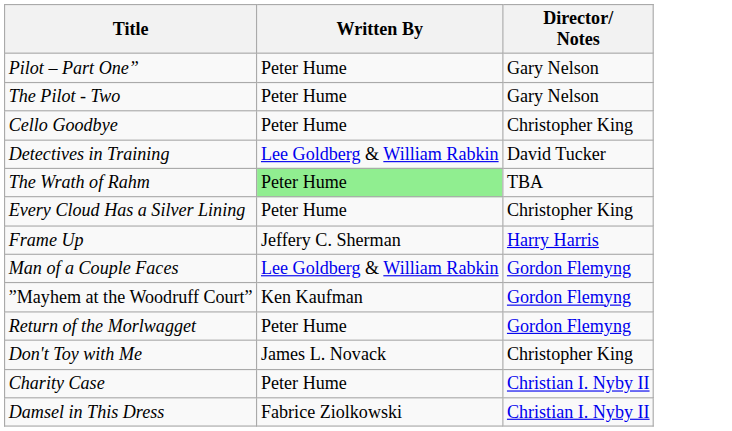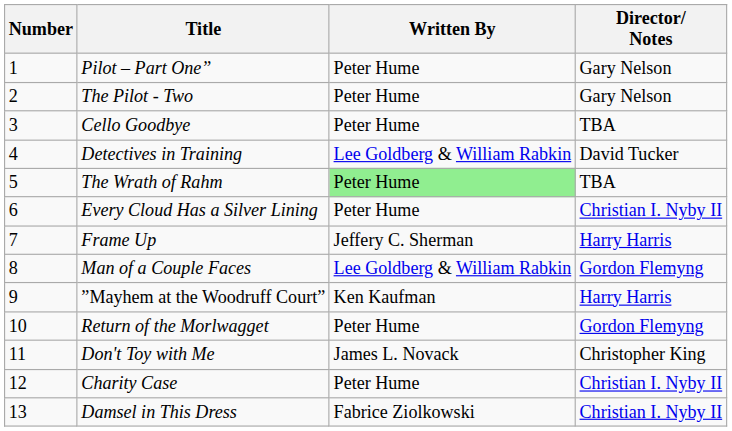+ column: (41, 29)
(570, 125) Christopher King -> (598, 125) TBA
(570, 211) Christopher King -> (651, 211) Christian I. Nyby II
(569, 297) Gordon Flemyng -> (625, 297) Harry Harris
